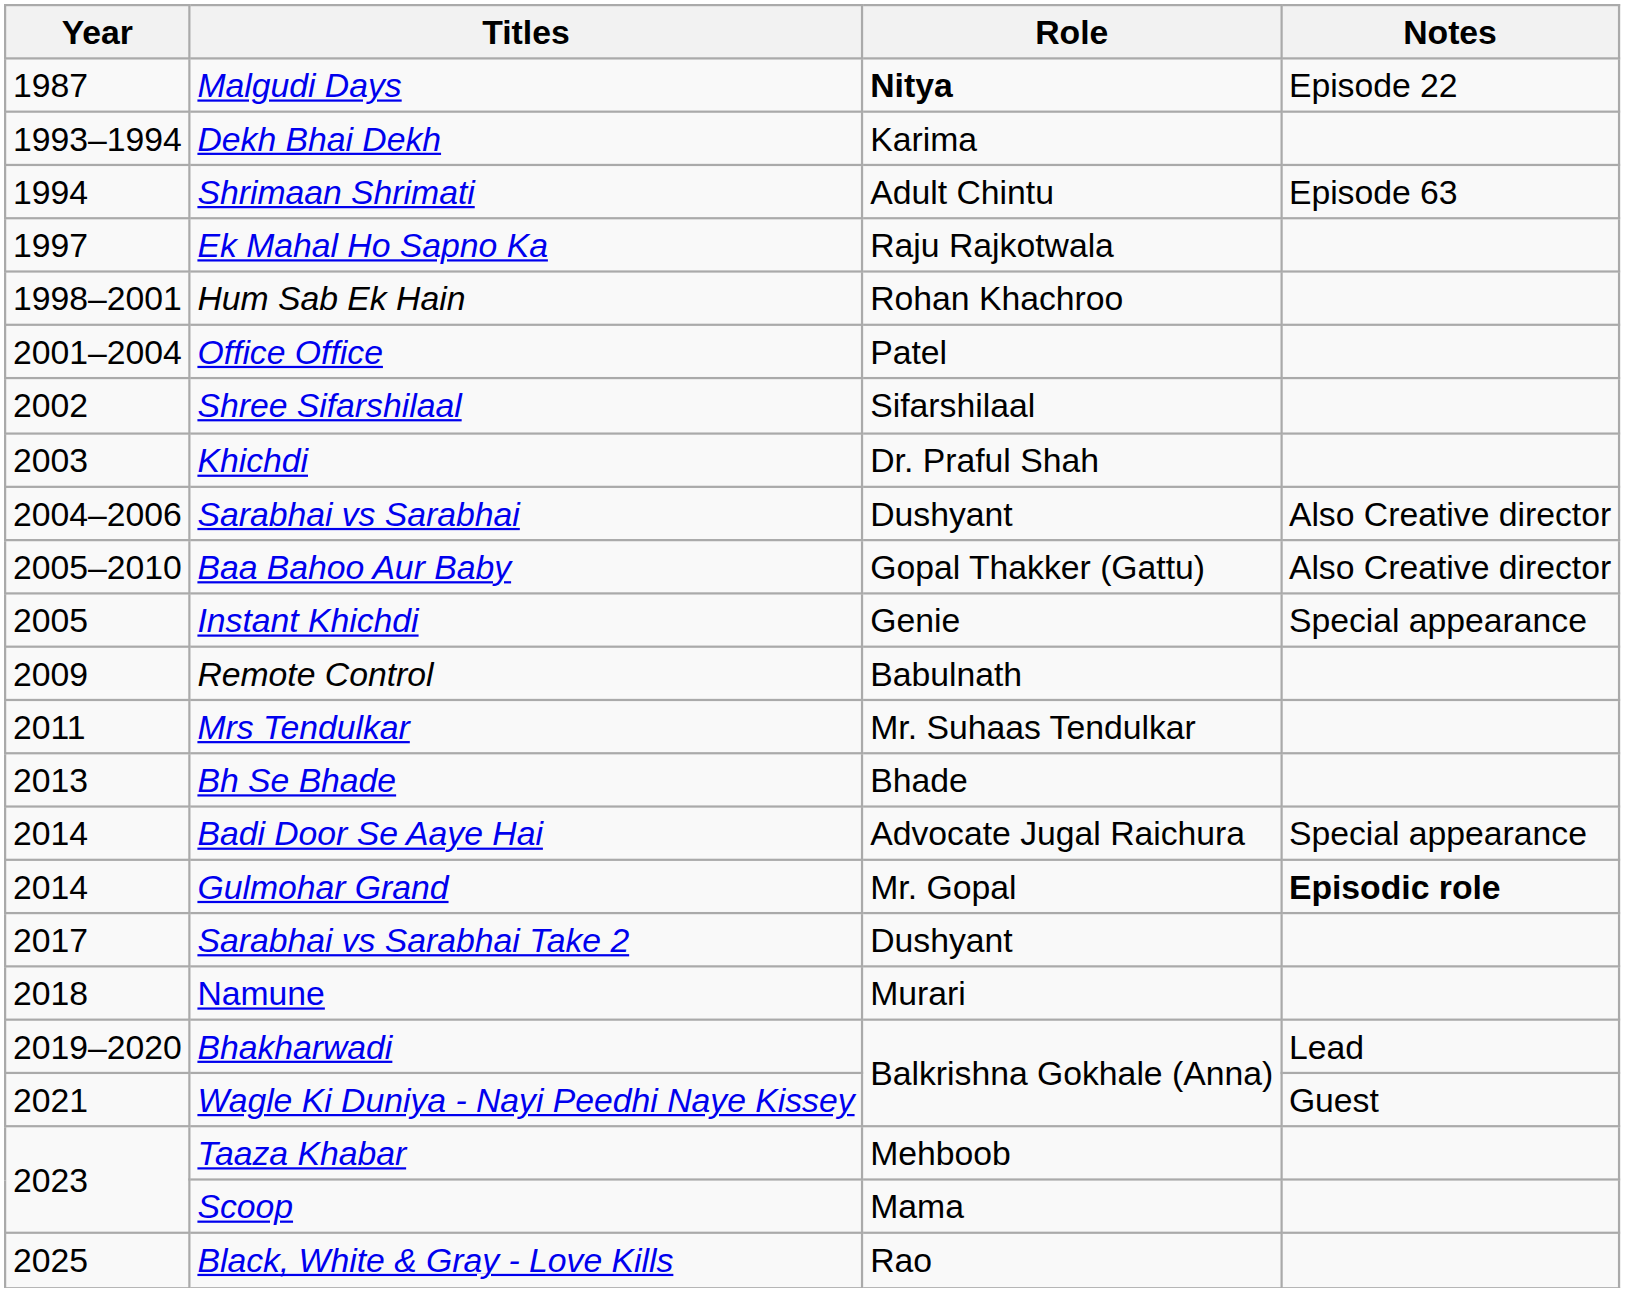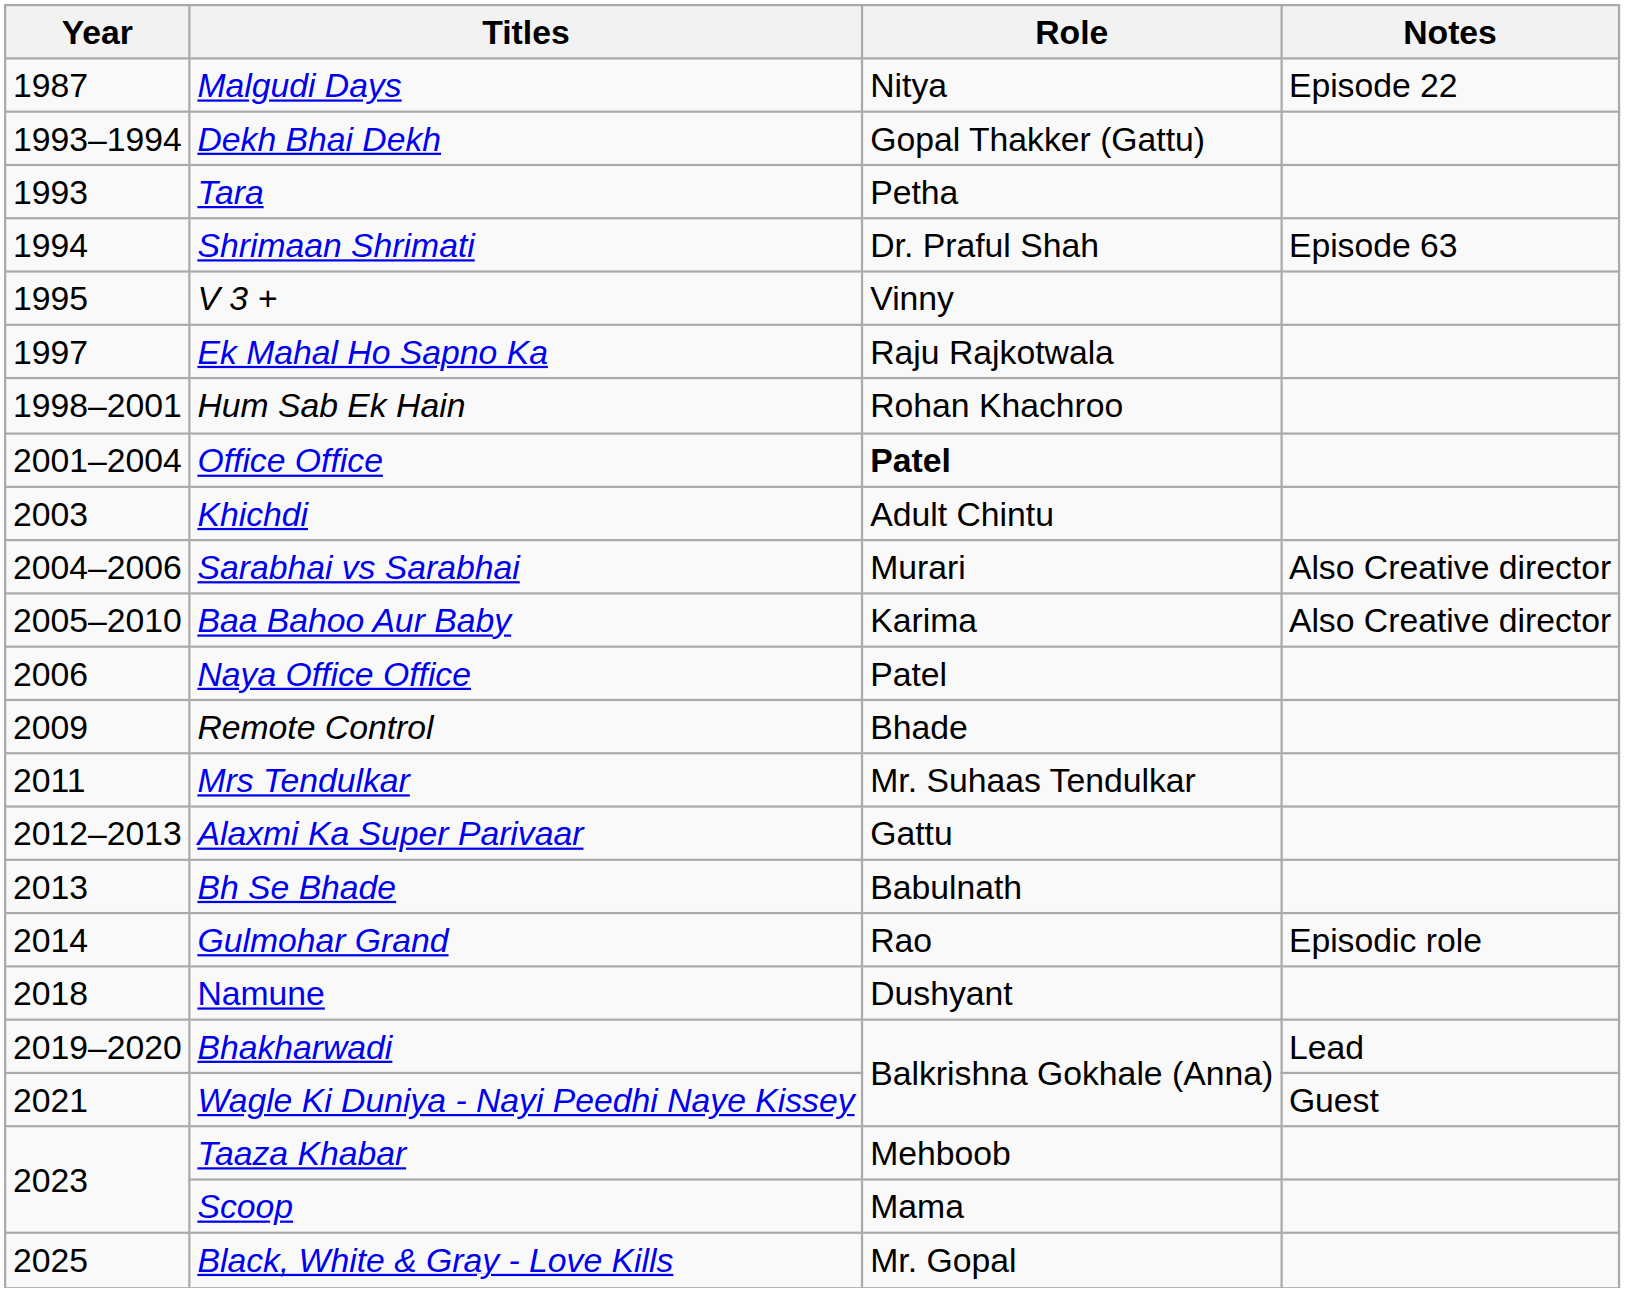(911, 85) bold -> (909, 85) normal
(924, 139) Karima -> (1038, 139) Gopal Thakker (Gattu)
+ row: (231, 192)
(962, 192) Adult Chintu -> (985, 246) Dr. Praful Shah
+ row: (237, 299)
(909, 353) normal -> (911, 459) bold
- row: (330, 406)
(985, 459) Dr. Praful Shah -> (962, 513) Adult Chintu
(941, 513) Dushyant -> (918, 566) Murari
(1038, 566) Gopal Thakker (Gattu) -> (924, 620) Karima
- row: (308, 620)
+ row: (334, 673)
(946, 673) Babulnath -> (919, 726) Bhade
+ row: (390, 833)
(919, 780) Bhade -> (946, 887) Babulnath
- row: (370, 833)
(943, 887) Mr. Gopal -> (901, 940) Rao
(1395, 887) bold -> (1385, 940) normal
- row: (413, 940)
(918, 994) Murari -> (941, 994) Dushyant
(901, 1261) Rao -> (943, 1261) Mr. Gopal
